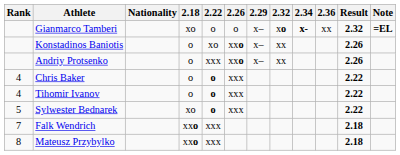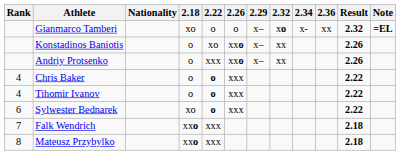(304, 28) bold -> (304, 28) normal
(19, 110) 5 -> (19, 110) 6
